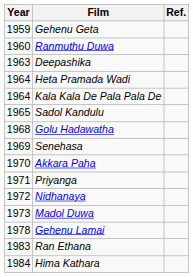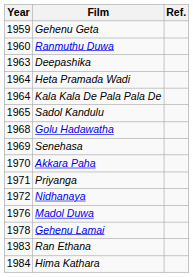(19, 213) 1973 -> (19, 213) 1976
